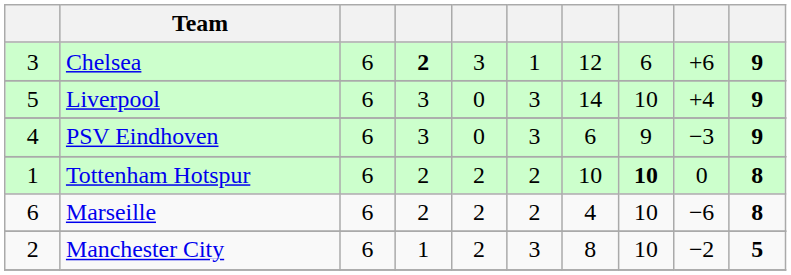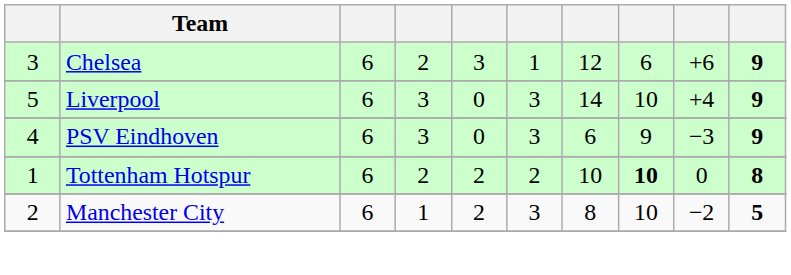(423, 61) bold -> (423, 61) normal
- row: (111, 212)
